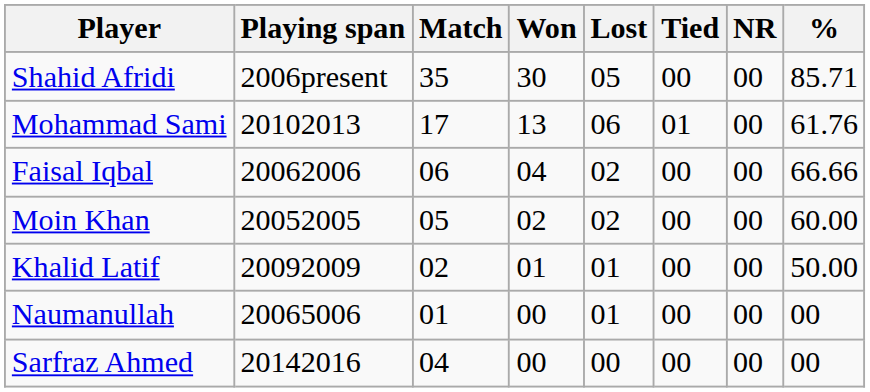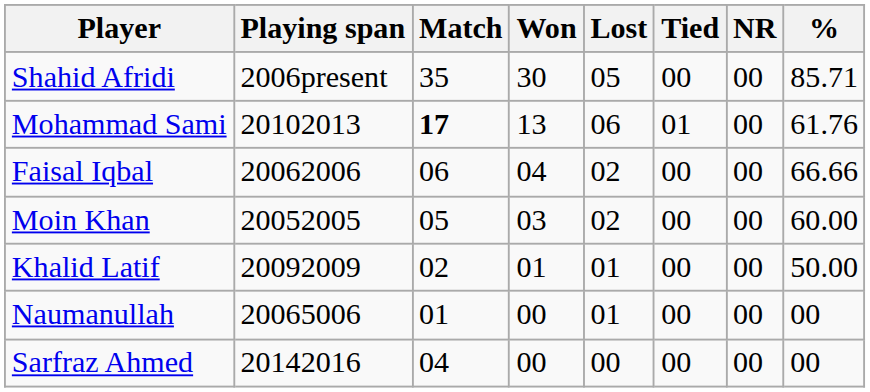(434, 123) normal -> (434, 123) bold
(531, 219) 02 -> (531, 219) 03
